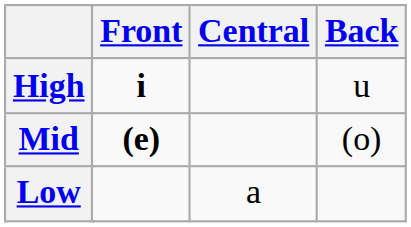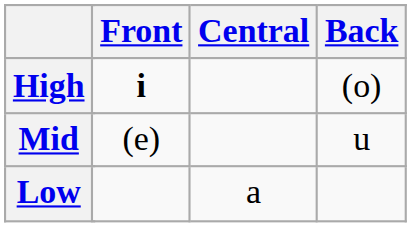(362, 85) u -> (362, 85) (o)
(141, 138) bold -> (141, 138) normal
(362, 138) (o) -> (362, 138) u
